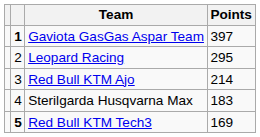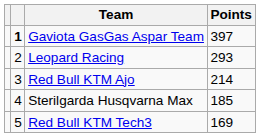(222, 58) 295 -> (222, 58) 293
(222, 101) 183 -> (222, 101) 185
(18, 122) bold -> (18, 122) normal
